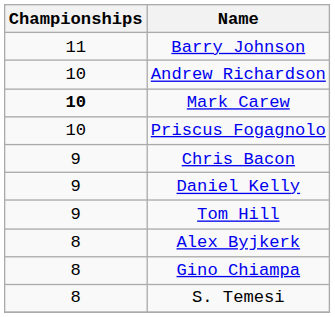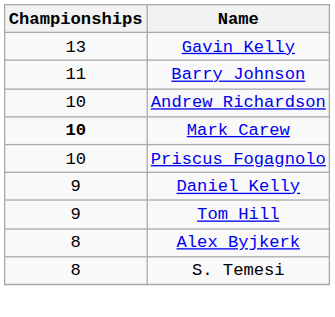+ row: (238, 47)
- row: (238, 158)
- row: (238, 270)
